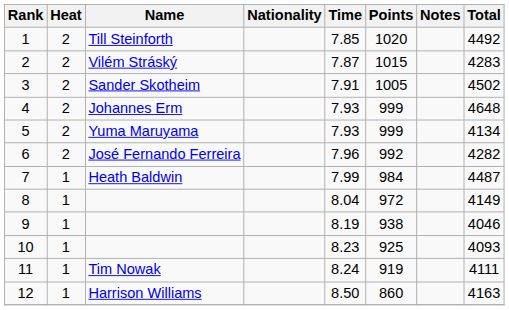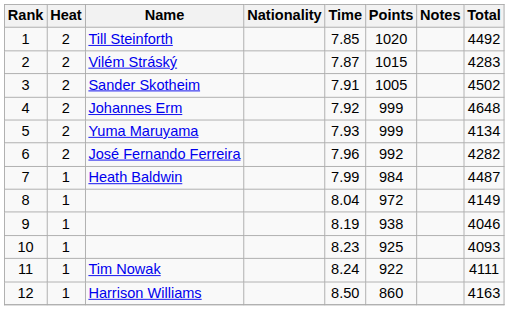(345, 108) 7.93 -> (345, 108) 7.92
(391, 270) 919 -> (391, 270) 922
